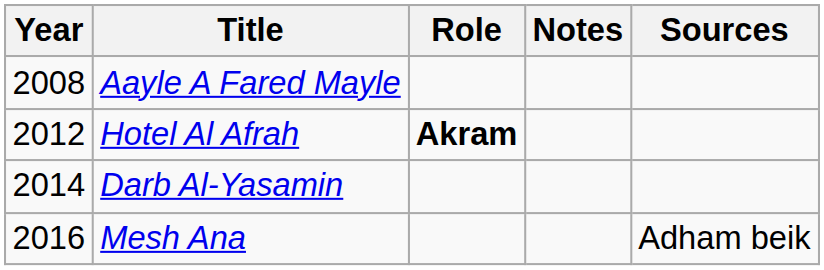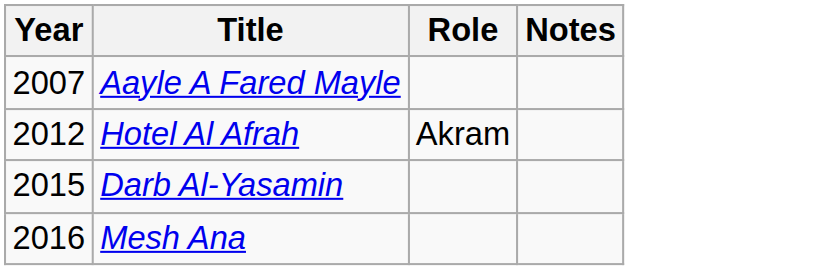- column: (724, 30)
(49, 82) 2008 -> (49, 82) 2007
(467, 133) bold -> (463, 133) normal
(49, 185) 2014 -> (49, 185) 2015
